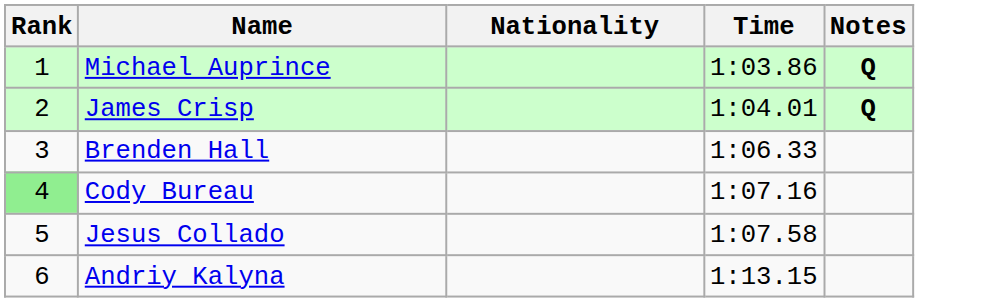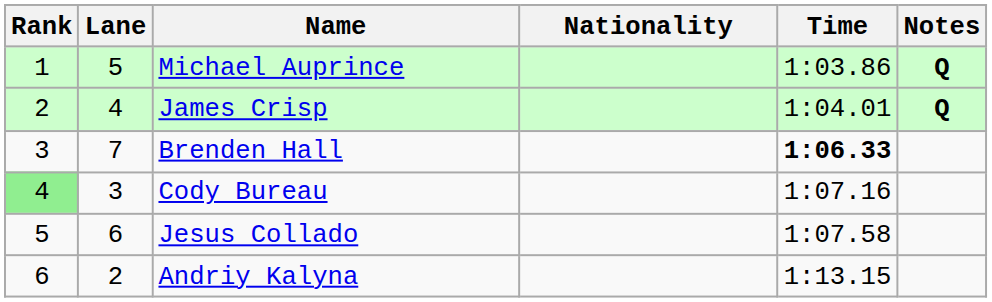+ column: (116, 26)
(764, 151) normal -> (837, 151) bold
